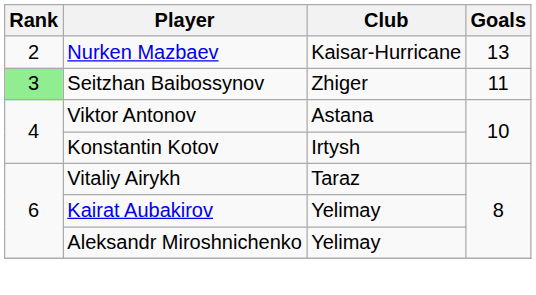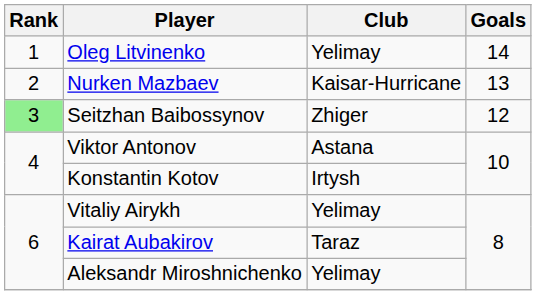+ row: (136, 52)
(498, 83) 11 -> (498, 115) 12
(336, 178) Taraz -> (346, 210) Yelimay
(346, 210) Yelimay -> (336, 242) Taraz
